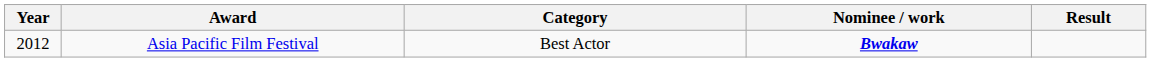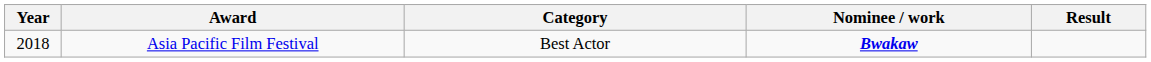(33, 43) 2012 -> (33, 43) 2018
